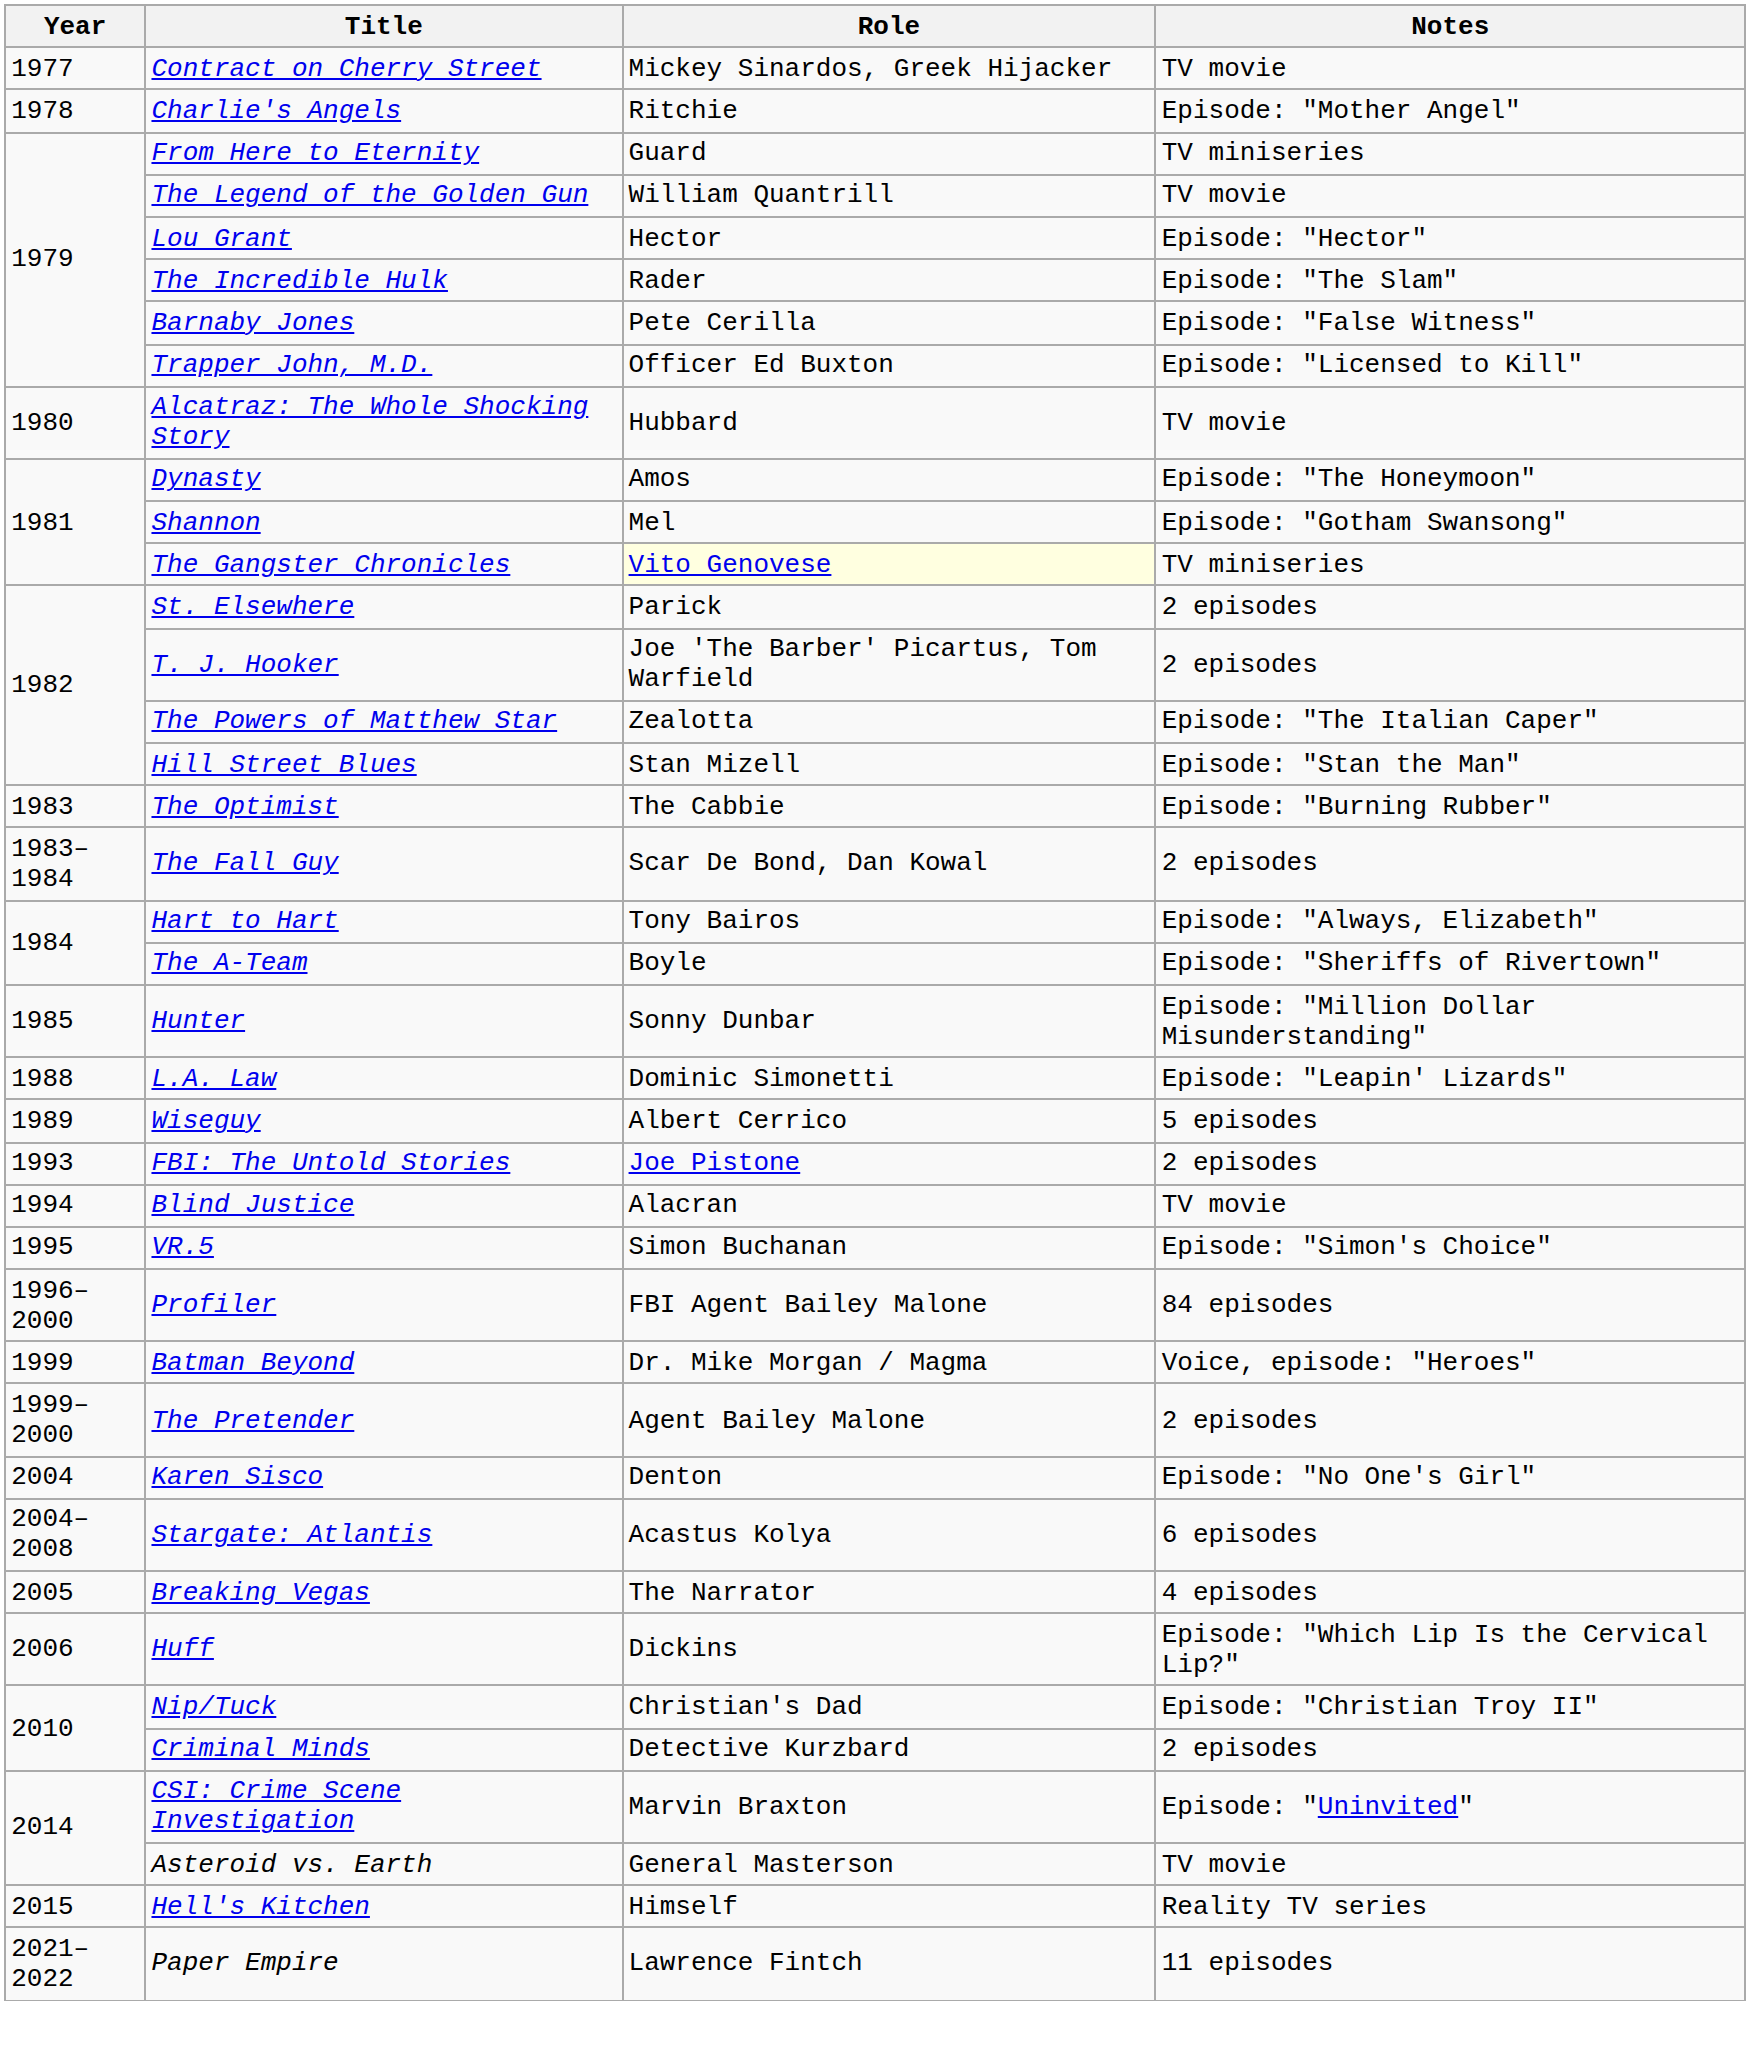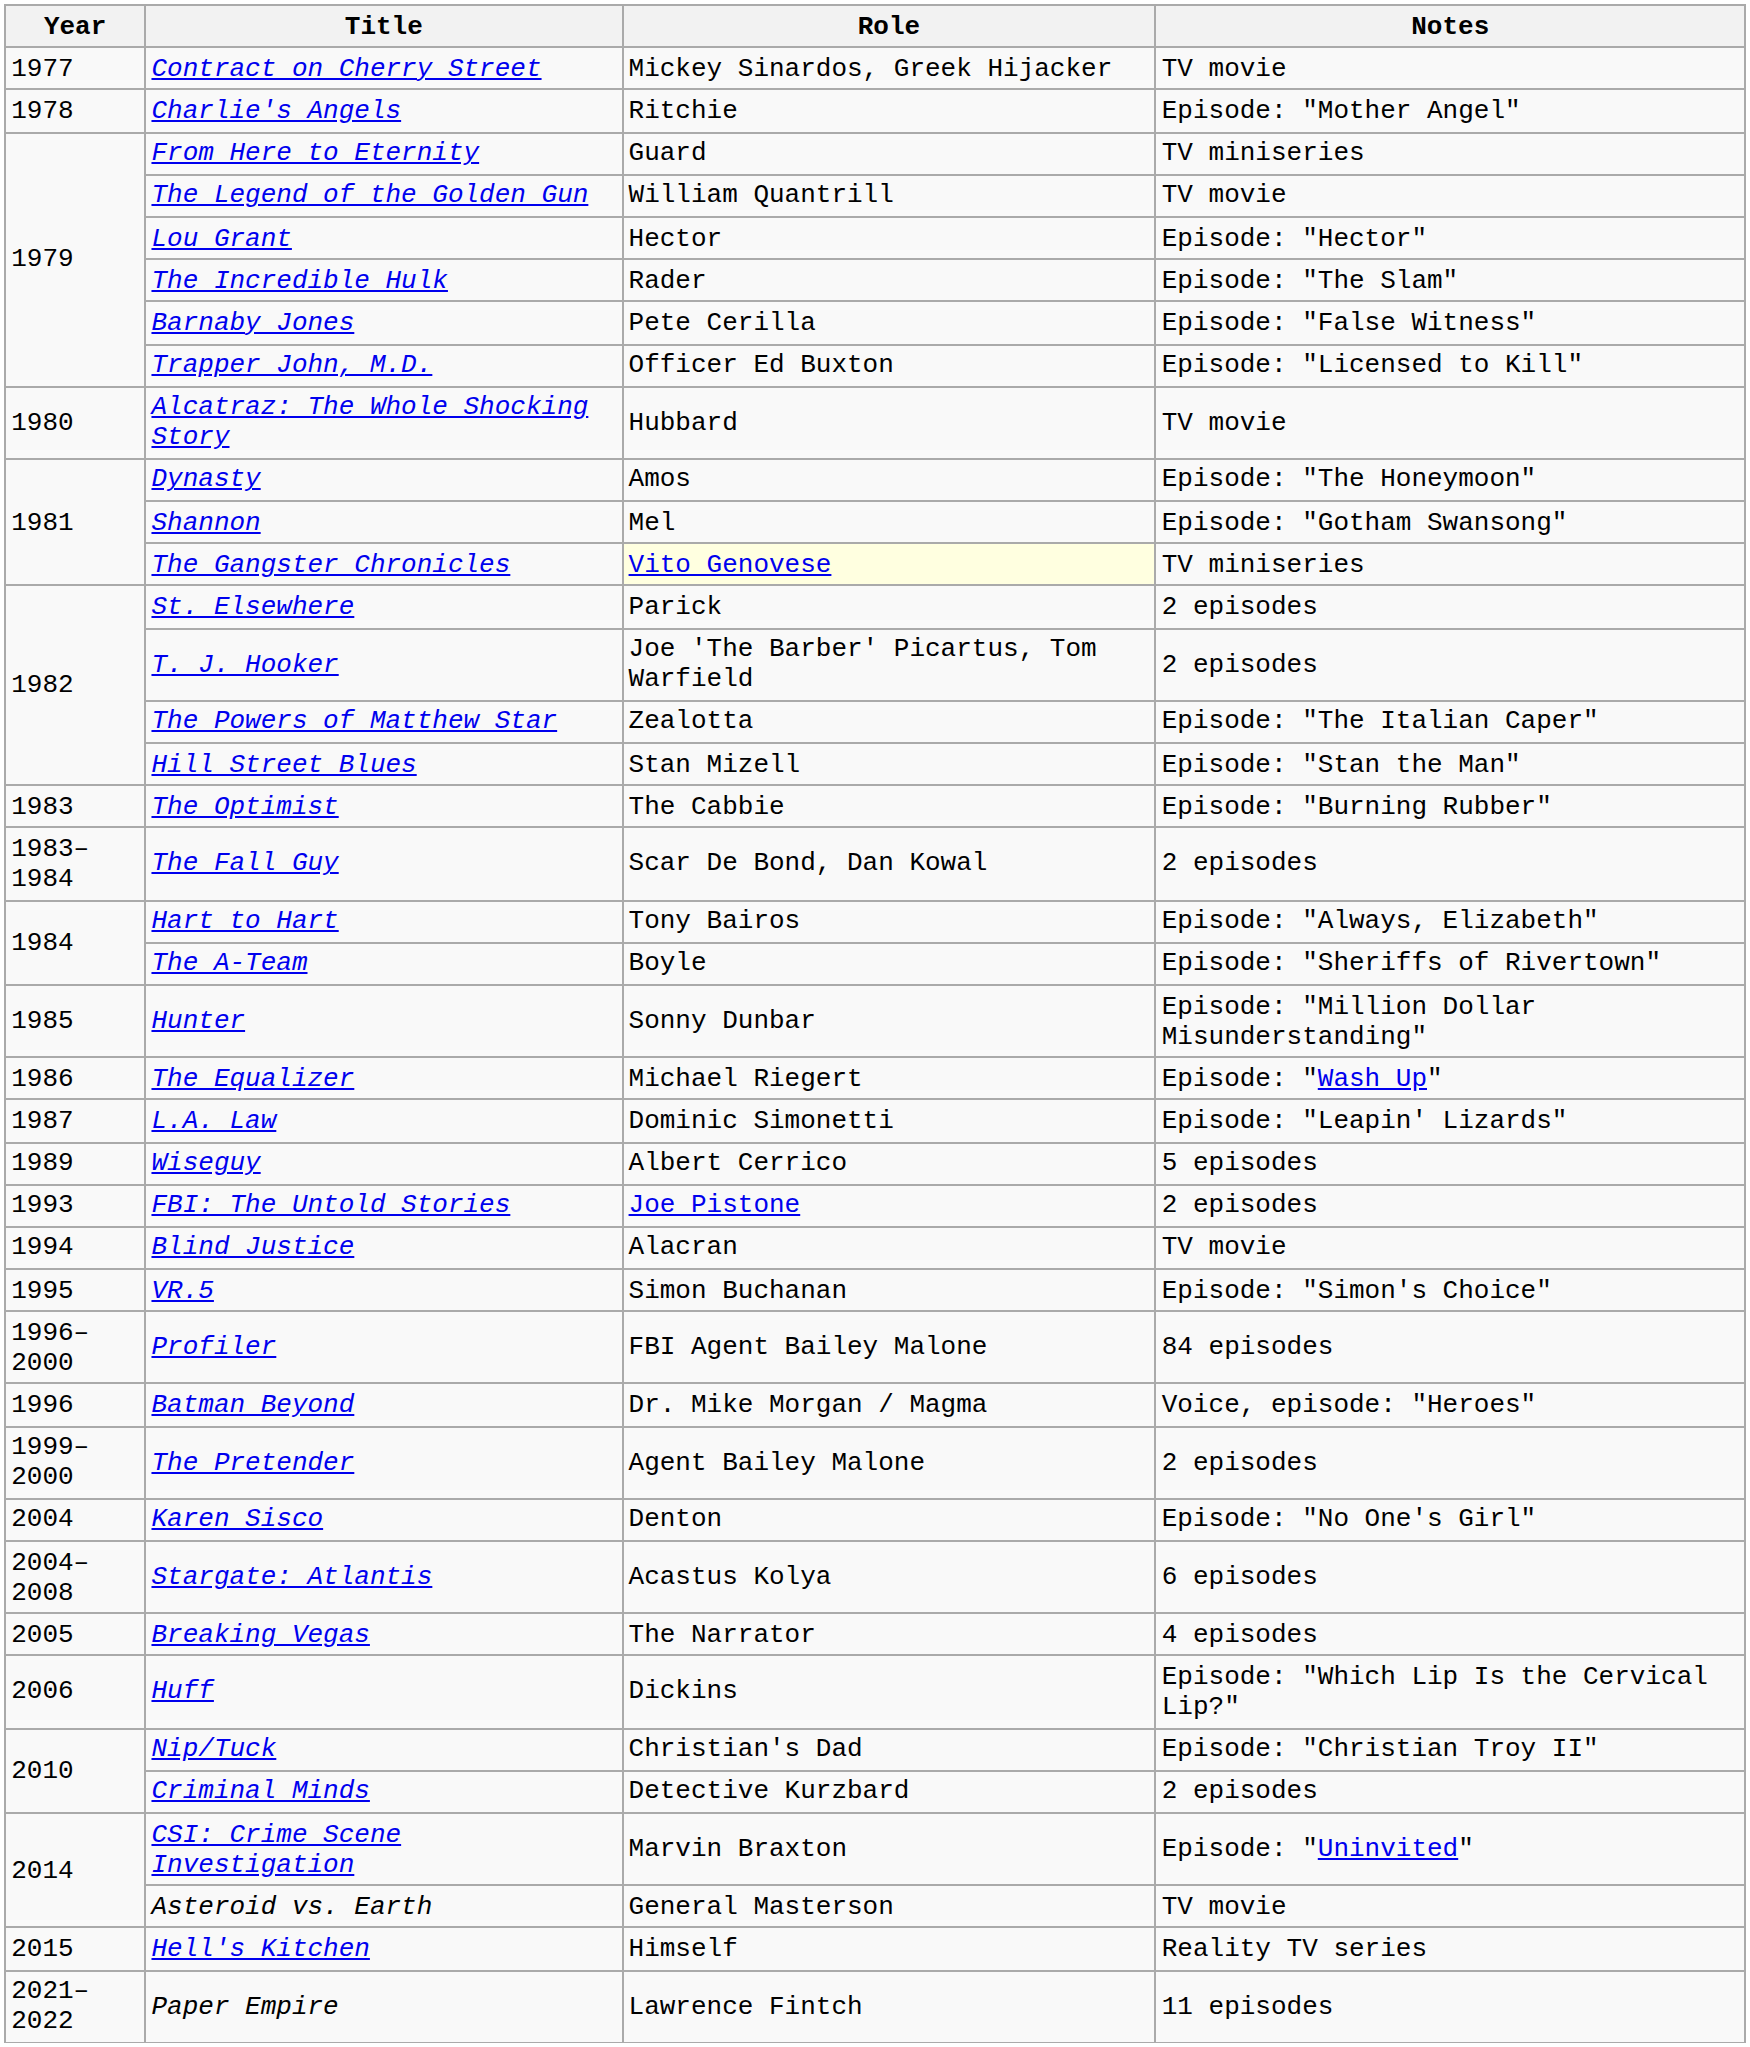+ row: (253, 1078)
(42, 1078) 1988 -> (42, 1121) 1987
(42, 1363) 1999 -> (42, 1405) 1996
